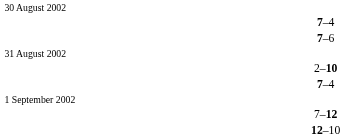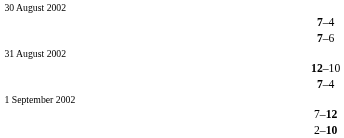rows swapped: (132, 69) <-> (132, 130)
